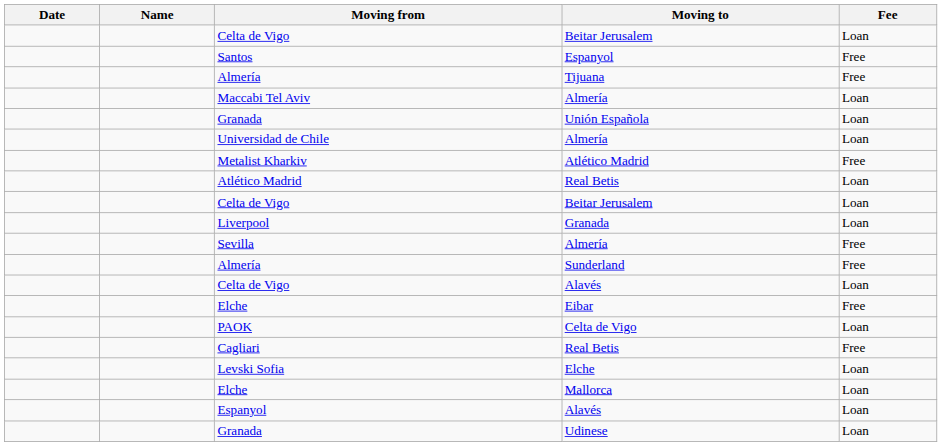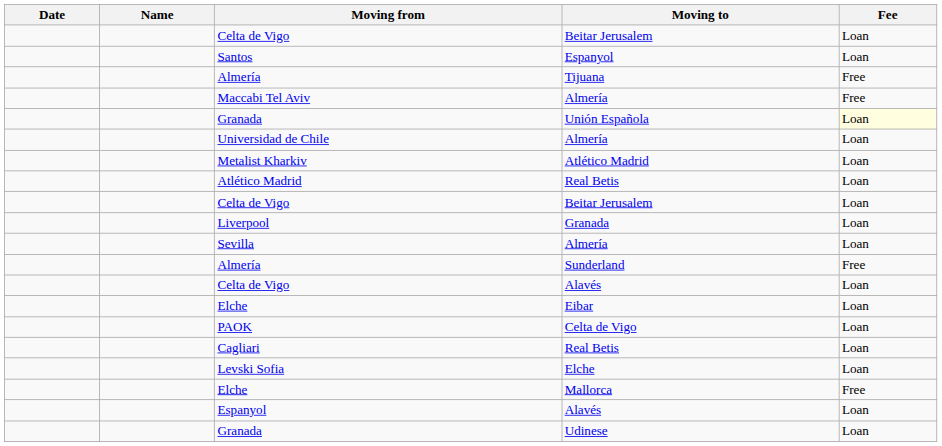(854, 56) Free -> (855, 56) Loan
(855, 98) Loan -> (854, 98) Free
(855, 118) no background -> (855, 118) lightyellow background
(854, 160) Free -> (855, 160) Loan
(854, 243) Free -> (855, 243) Loan
(854, 306) Free -> (855, 306) Loan
(854, 347) Free -> (855, 347) Loan
(855, 389) Loan -> (854, 389) Free
